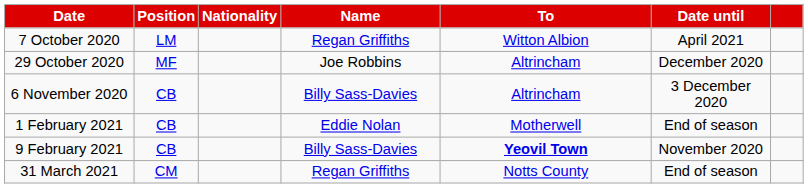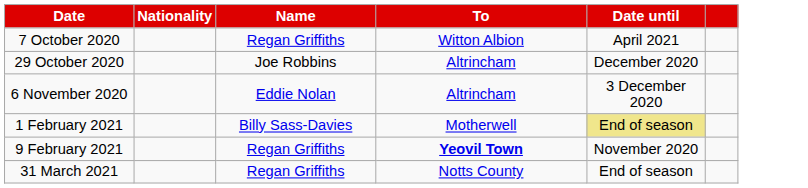- column: (166, 17)
(360, 94) Billy Sass-Davies -> (296, 94) Eddie Nolan
(360, 126) Eddie Nolan -> (296, 126) Billy Sass-Davies
(711, 126) no background -> (646, 126) khaki background
(360, 149) Billy Sass-Davies -> (296, 149) Regan Griffiths
